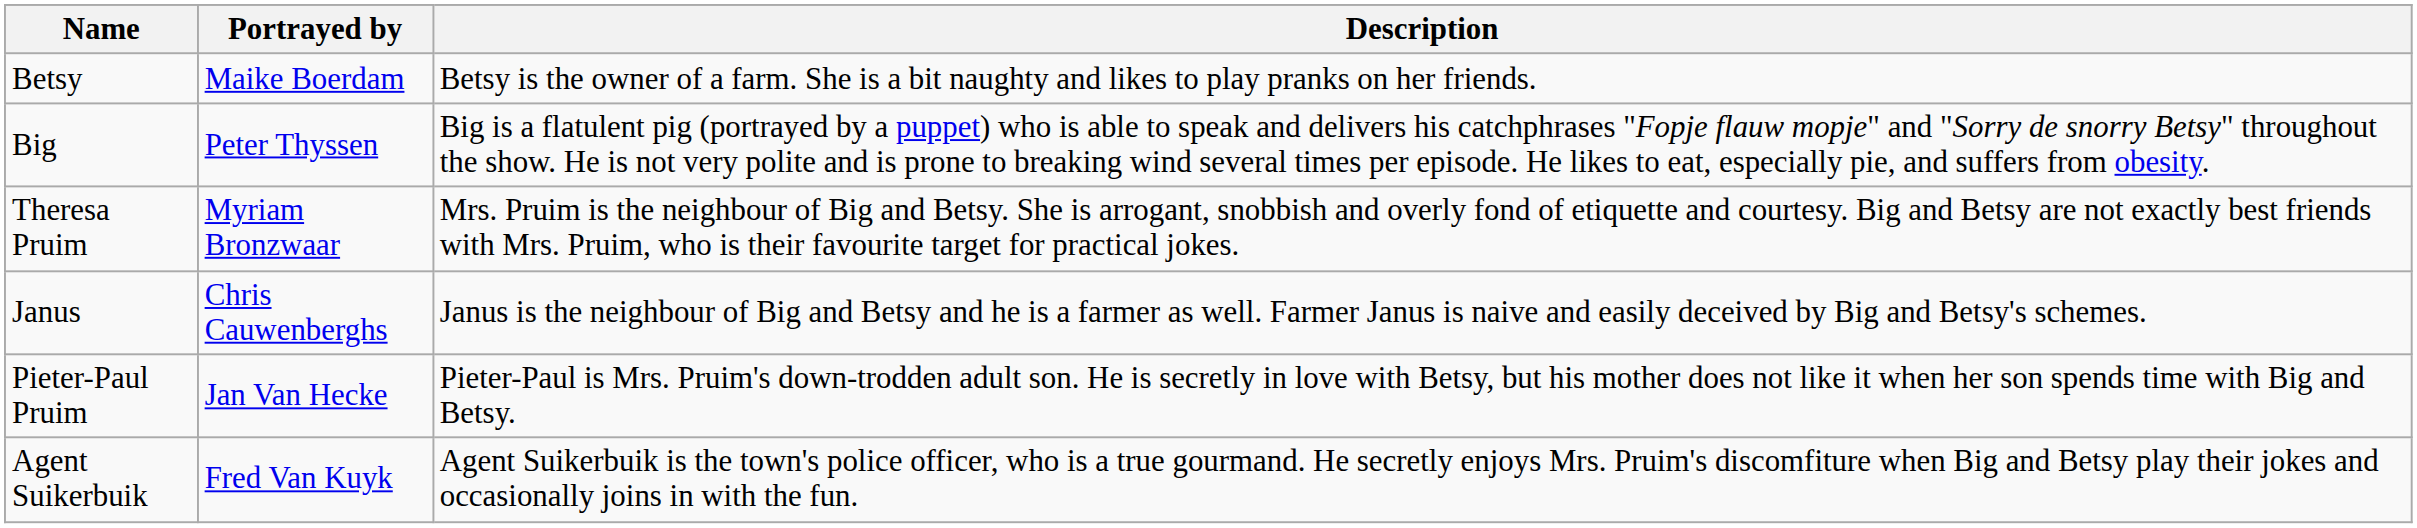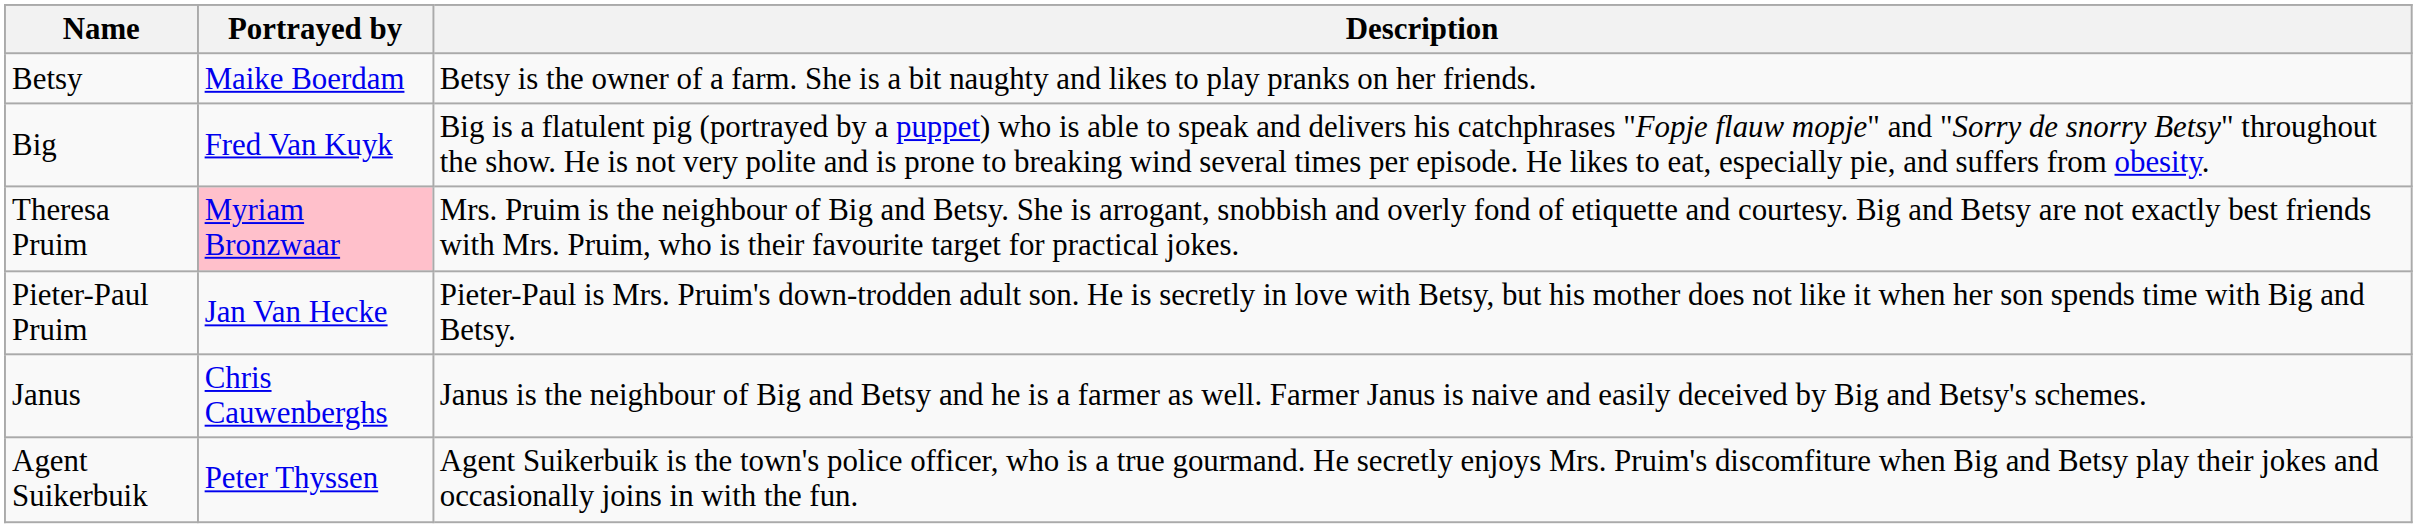(291, 144) Peter Thyssen -> (299, 144) Fred Van Kuyk
(272, 228) no background -> (272, 228) pink background
rows swapped: (80, 395) <-> (46, 311)
(299, 479) Fred Van Kuyk -> (291, 479) Peter Thyssen
